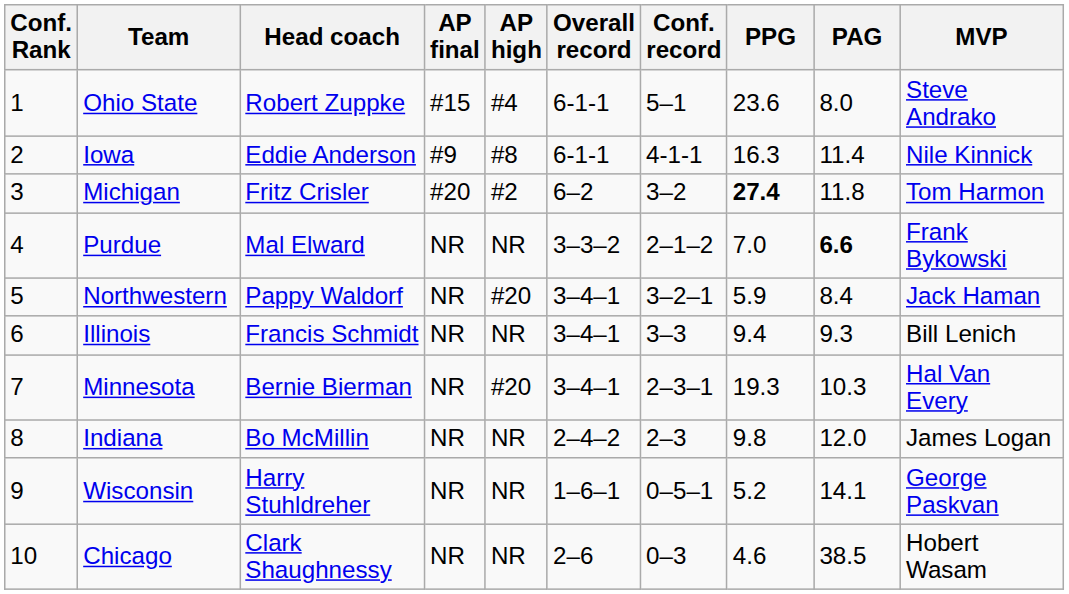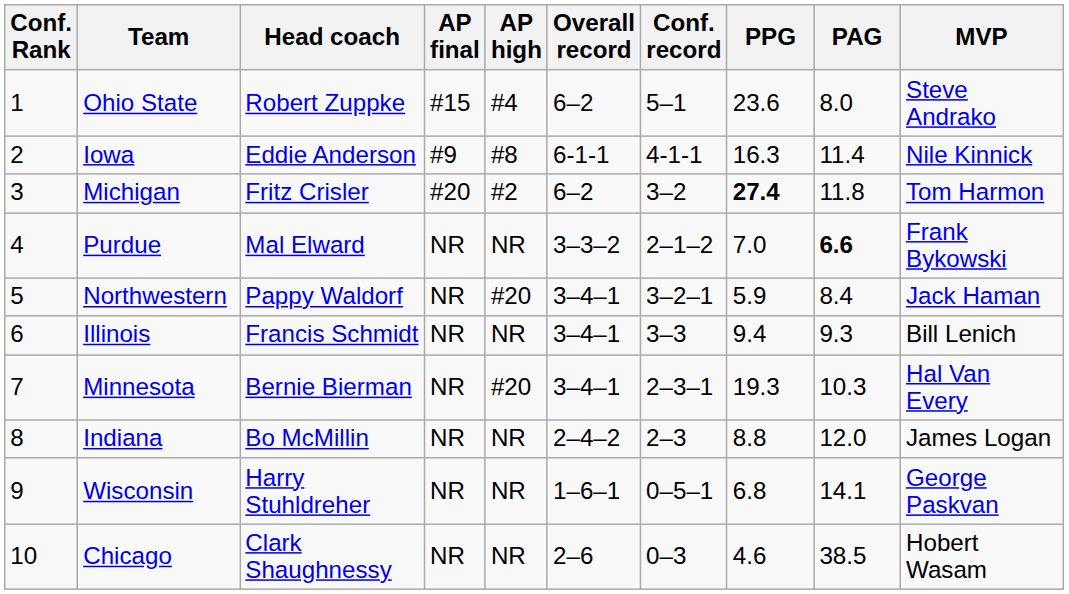(581, 102) 6-1-1 -> (573, 102) 6–2
(750, 438) 9.8 -> (750, 438) 8.8
(750, 490) 5.2 -> (750, 490) 6.8
